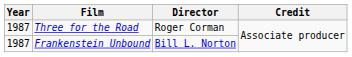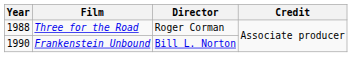(18, 28) 1987 -> (18, 28) 1988
(18, 44) 1987 -> (18, 44) 1990
